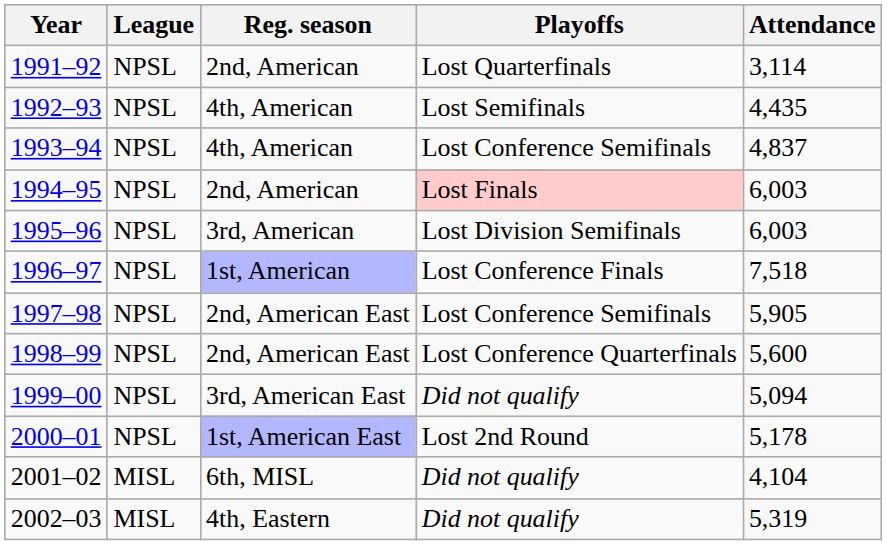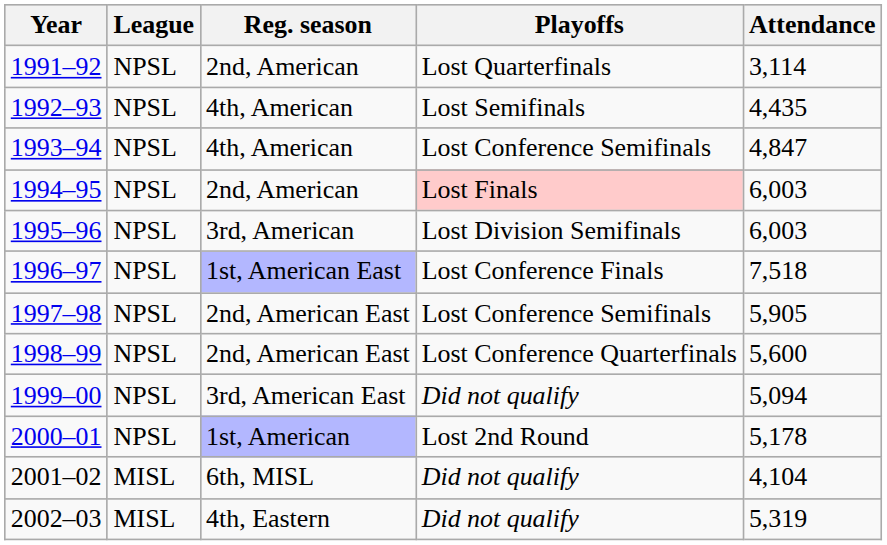(778, 148) 4,837 -> (778, 148) 4,847
(278, 271) 1st, American -> (304, 271) 1st, American East
(304, 436) 1st, American East -> (278, 436) 1st, American
